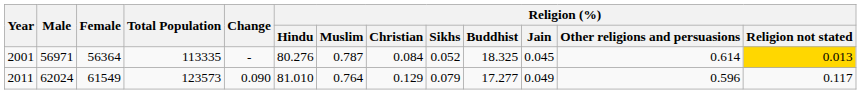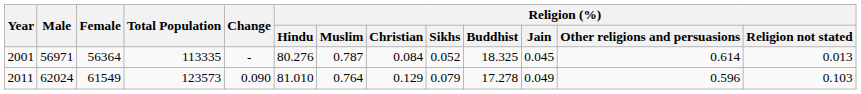(838, 57) gold background -> (838, 57) no background
(500, 78) 17.277 -> (500, 78) 17.278
(838, 78) 0.117 -> (838, 78) 0.103
